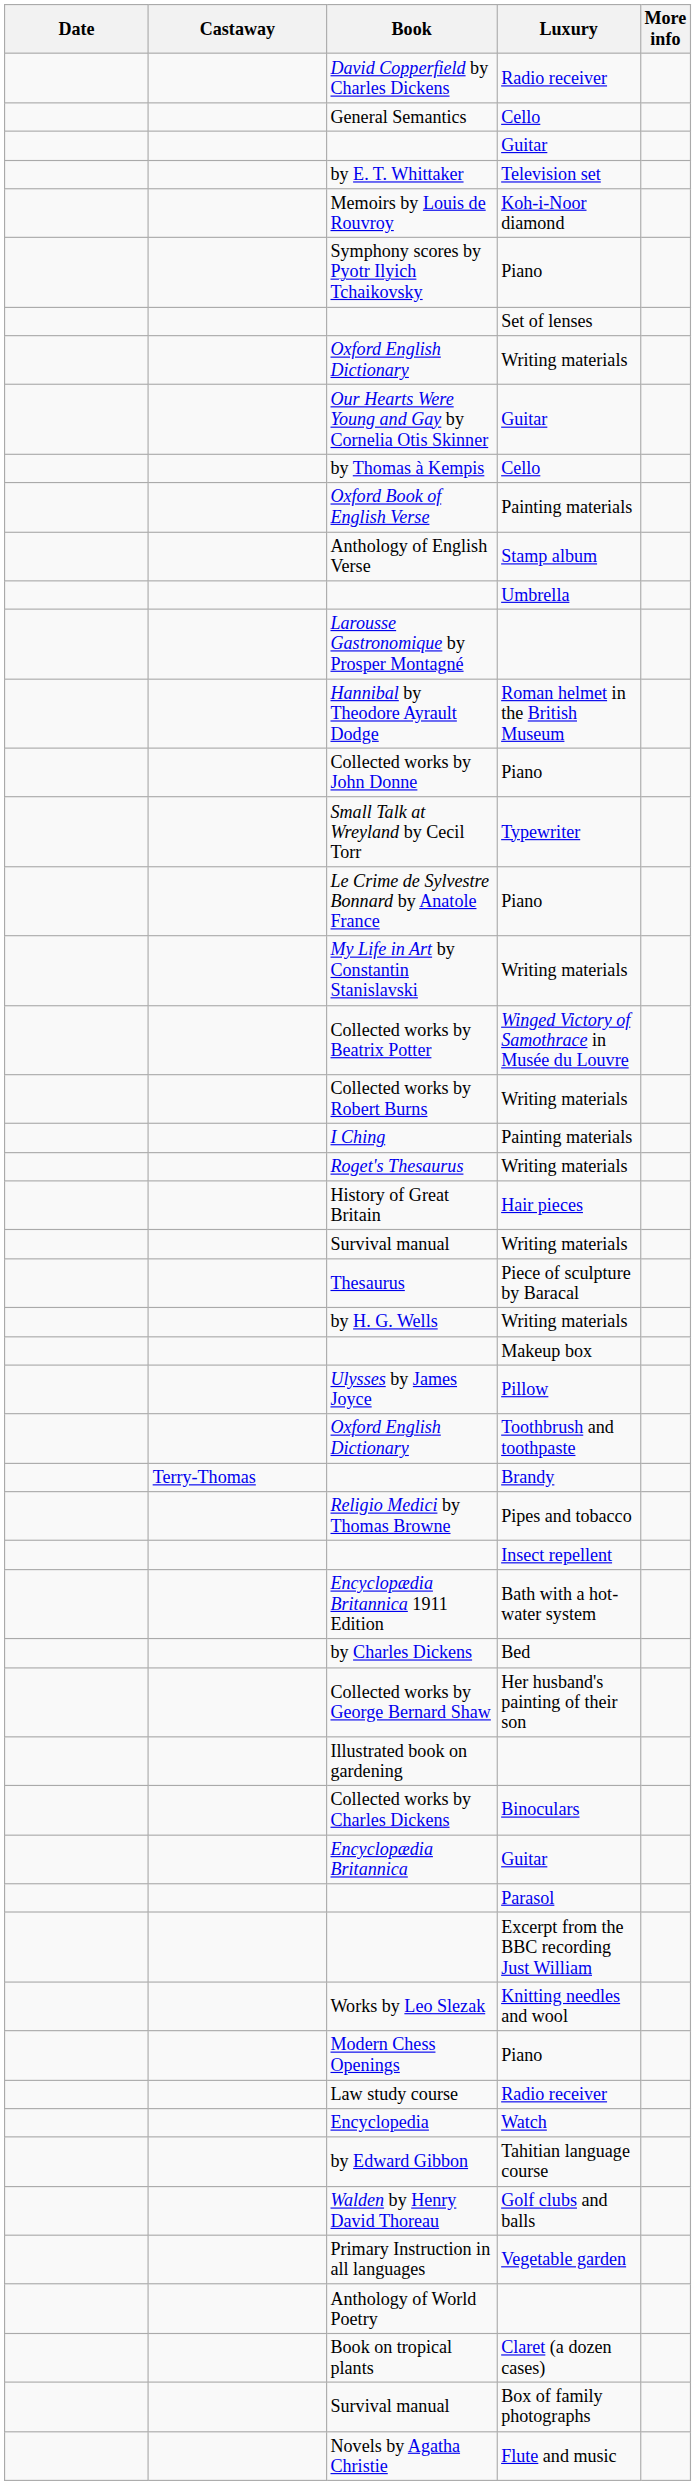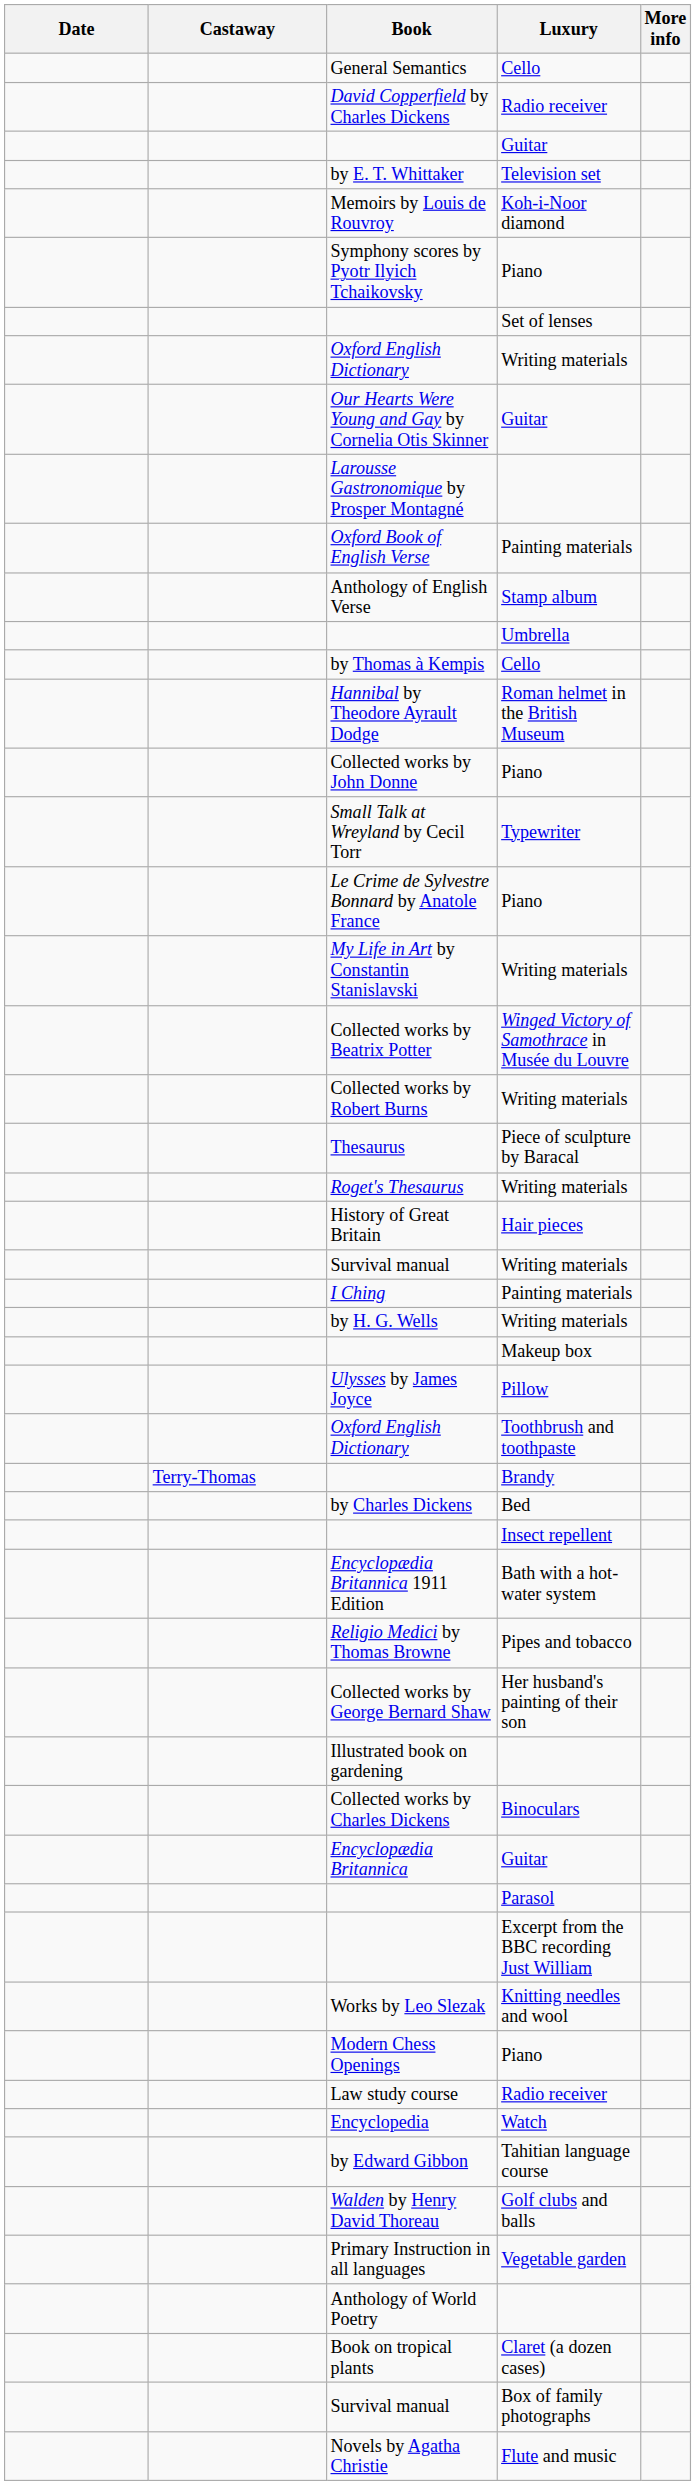rows swapped: (399, 116) <-> (409, 78)
rows swapped: (398, 644) <-> (407, 468)
rows swapped: (358, 1137) <-> (368, 1283)
rows swapped: (395, 1516) <-> (401, 1652)
